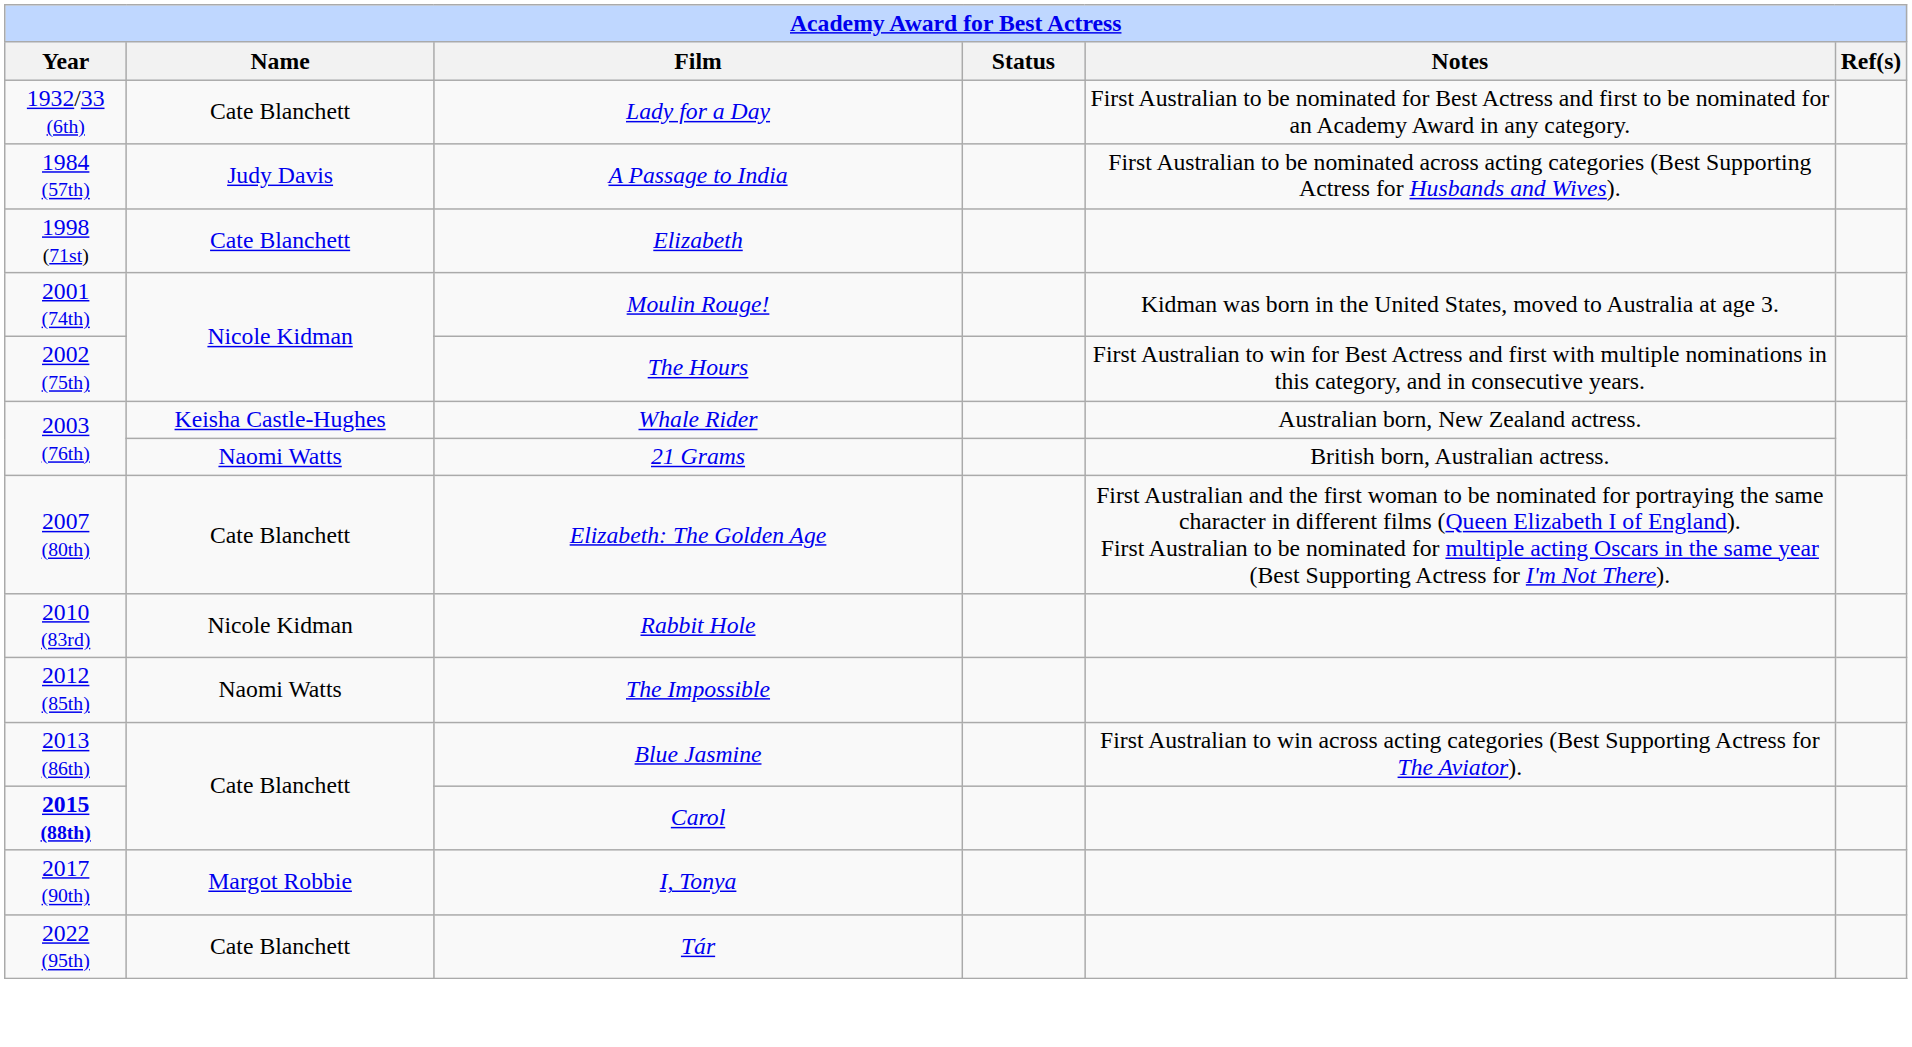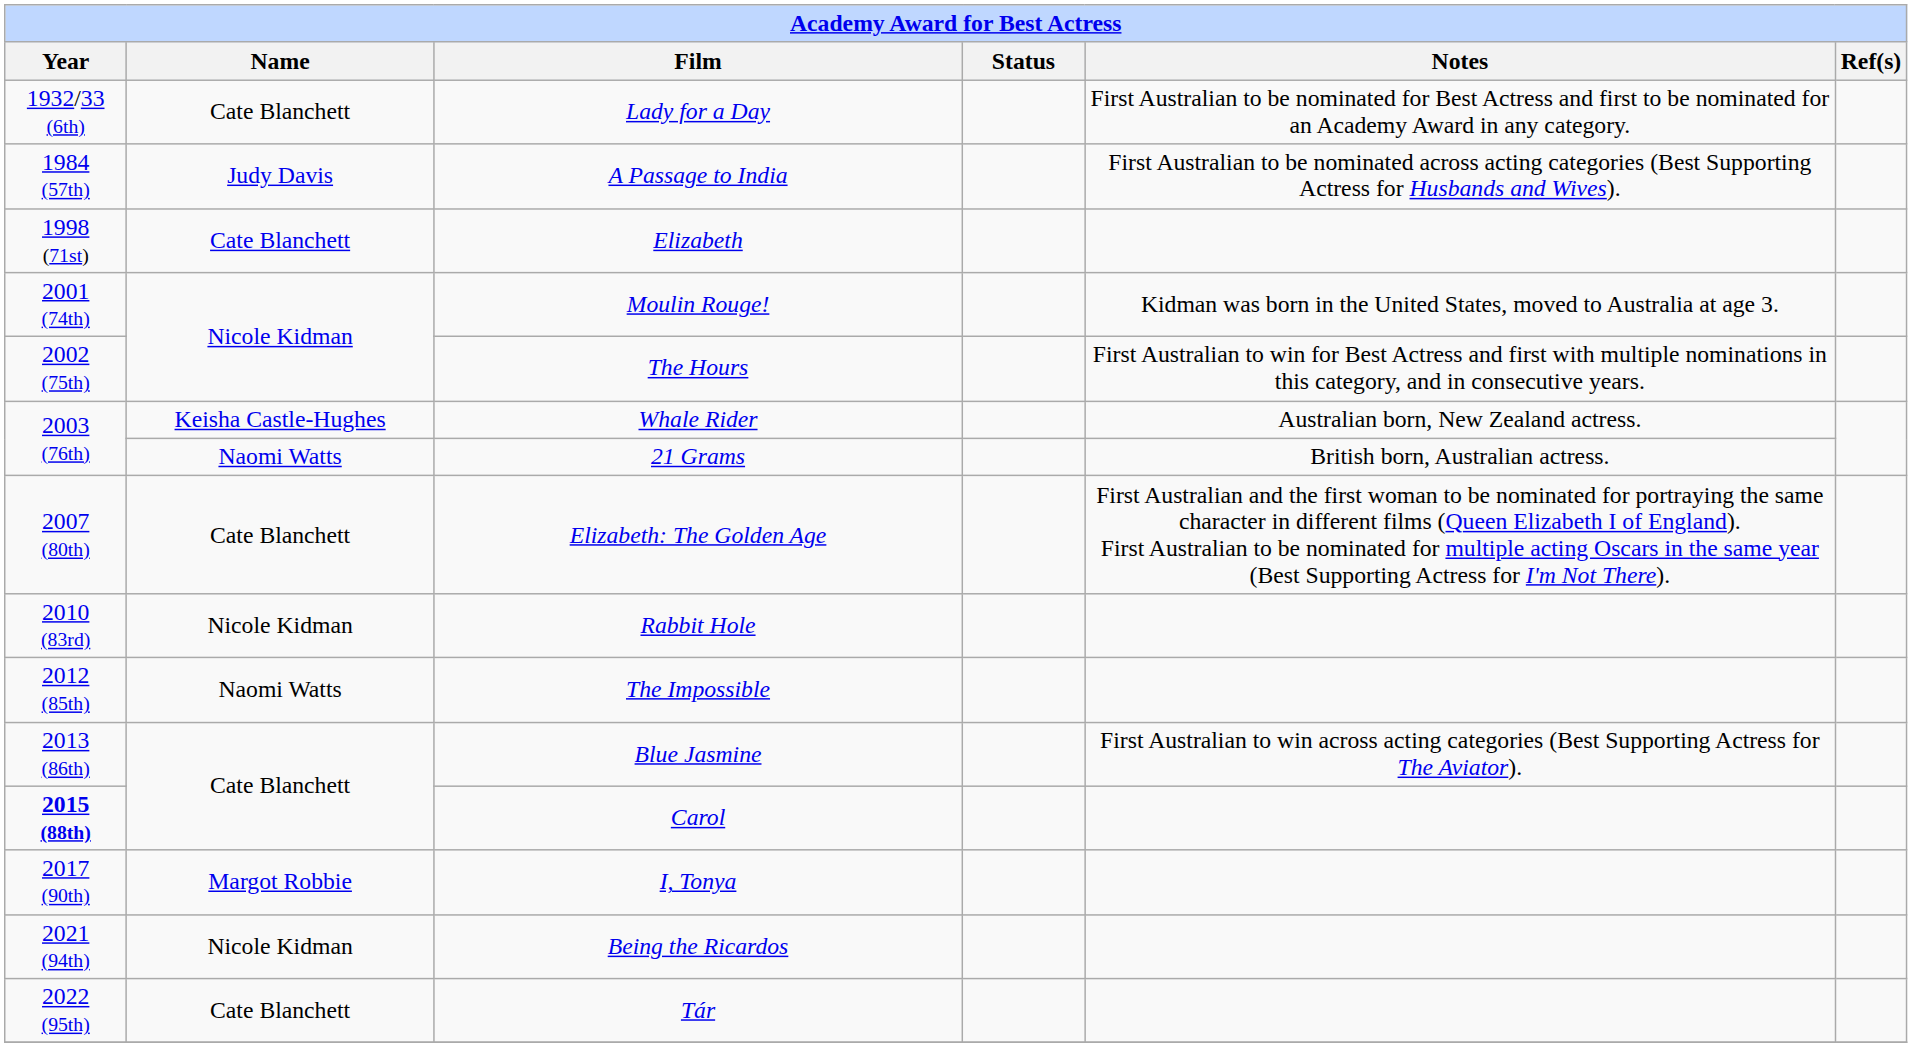+ row: (698, 946)
